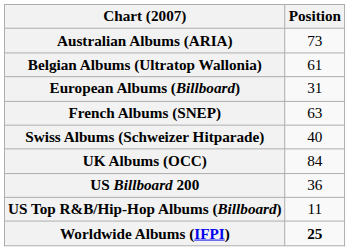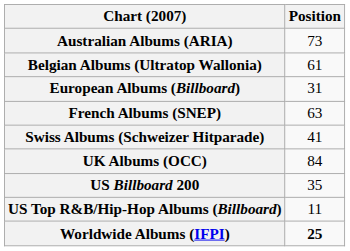(315, 137) 40 -> (315, 137) 41
(315, 185) 36 -> (315, 185) 35
